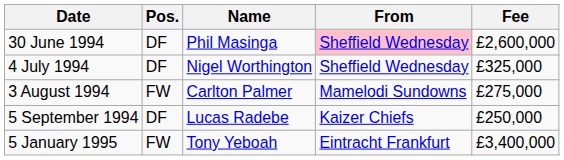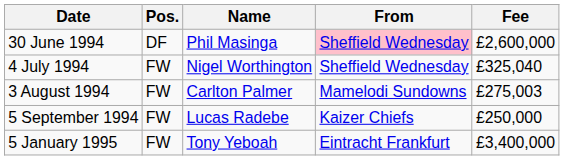(156, 67) DF -> (158, 67) FW
(509, 67) £325,000 -> (509, 67) £325,040
(509, 92) £275,000 -> (509, 92) £275,003
(156, 117) DF -> (158, 117) FW
